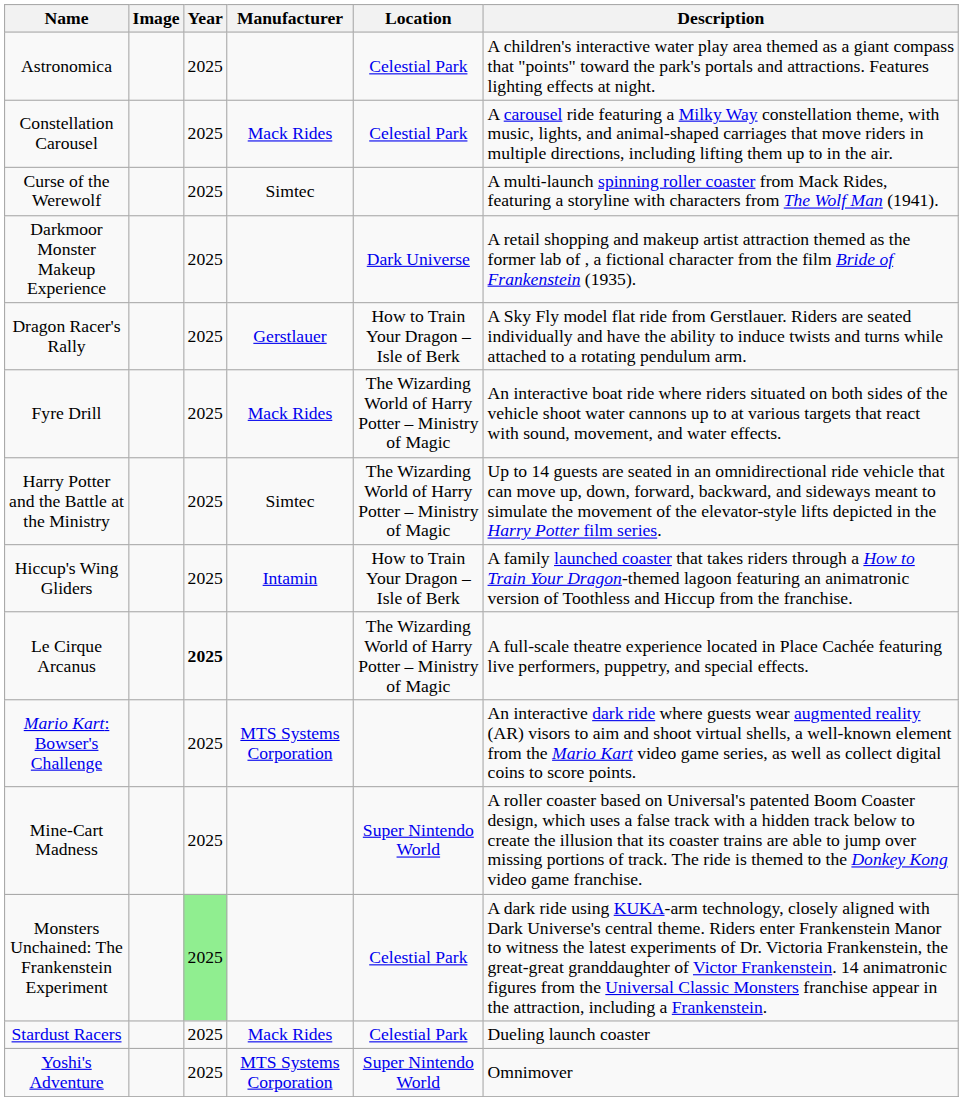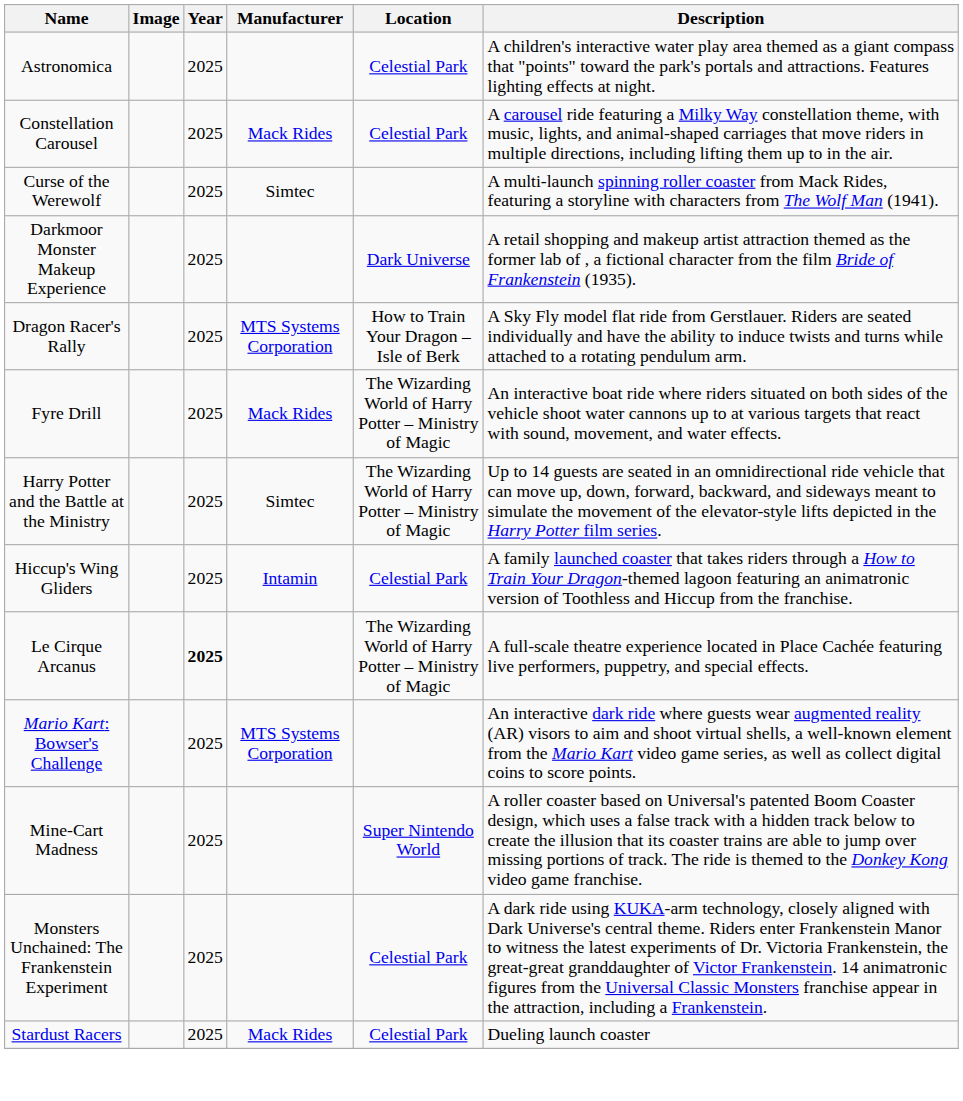(290, 336) Gerstlauer -> (290, 336) MTS Systems Corporation
(418, 578) How to Train Your Dragon – Isle of Berk -> (418, 578) Celestial Park
(205, 957) lightgreen background -> (205, 957) no background
- row: (67, 1072)
